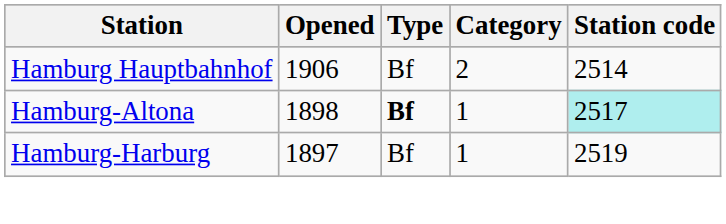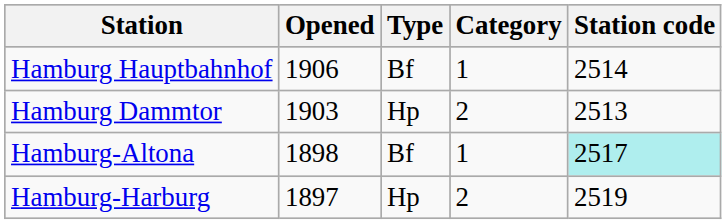(462, 68) 2 -> (462, 68) 1
+ row: (116, 111)
(400, 111) bold -> (400, 153) normal
(400, 153) Bf -> (403, 196) Hp
(462, 153) 1 -> (462, 196) 2
